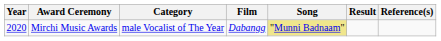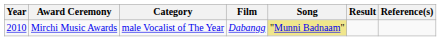(17, 28) 2020 -> (17, 28) 2010
